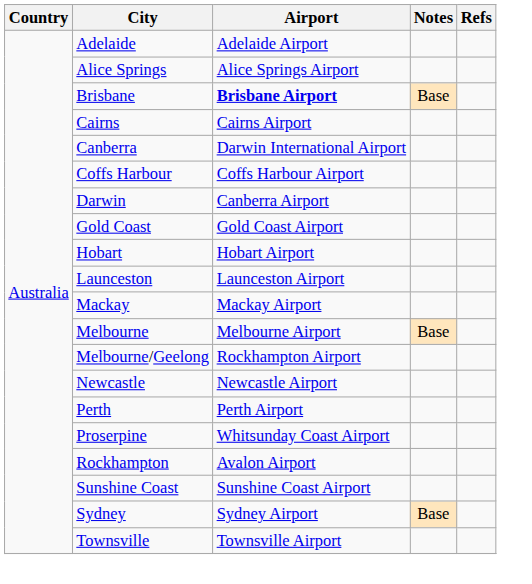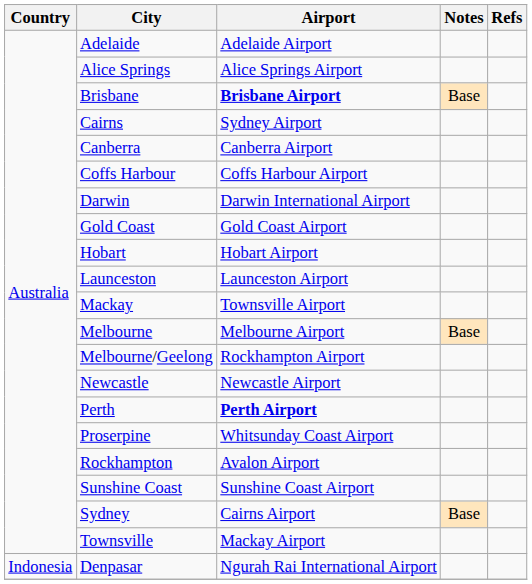(264, 122) Cairns Airport -> (271, 122) Sydney Airport
(311, 148) Darwin International Airport -> (276, 148) Canberra Airport
(273, 200) Canberra Airport -> (315, 200) Darwin International Airport
(269, 305) Mackay Airport -> (283, 305) Townsville Airport
(260, 409) normal -> (269, 409) bold
(267, 514) Sydney Airport -> (268, 514) Cairns Airport
(279, 540) Townsville Airport -> (273, 540) Mackay Airport
+ row: (111, 566)
